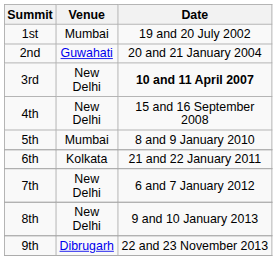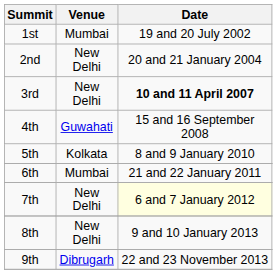(87, 54) Guwahati -> (87, 61) New Delhi
(87, 114) New Delhi -> (87, 127) Guwahati
(87, 140) Mumbai -> (87, 154) Kolkata
(87, 160) Kolkata -> (87, 173) Mumbai
(195, 186) no background -> (195, 200) lightyellow background
